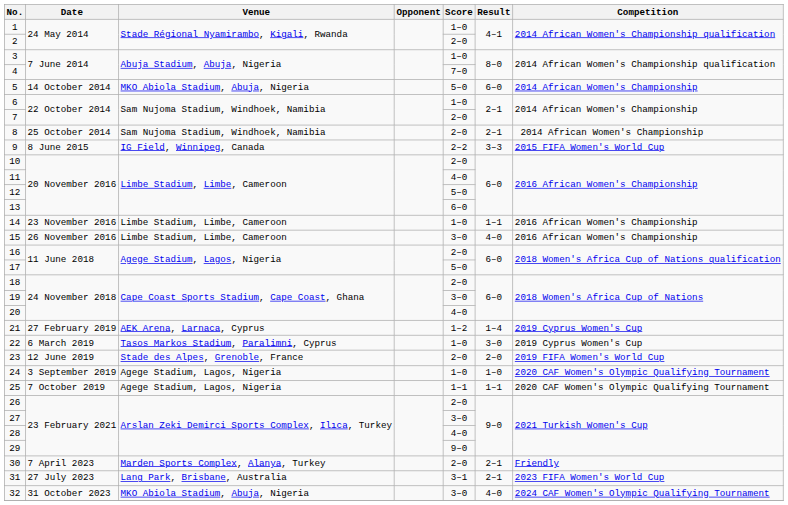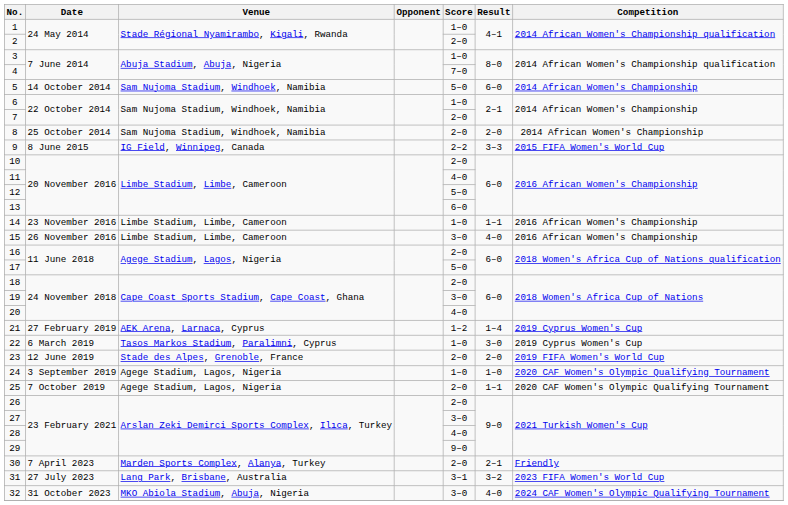(215, 87) MKO Abiola Stadium, Abuja, Nigeria -> (223, 87) Sam Nujoma Stadium, Windhoek, Namibia
(494, 132) 2–1 -> (494, 132) 2–0
(459, 388) 1–1 -> (459, 388) 2–0
(494, 478) 2–1 -> (494, 478) 3–2
